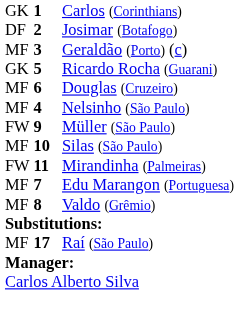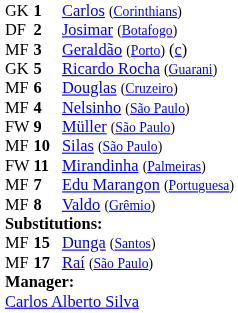+ row: (109, 243)
